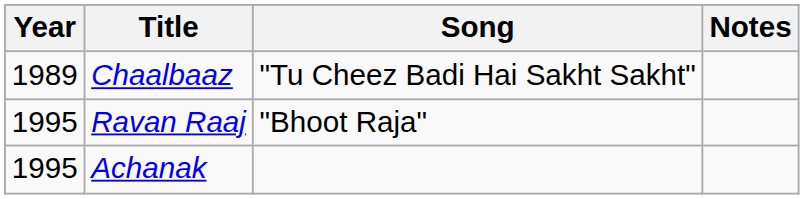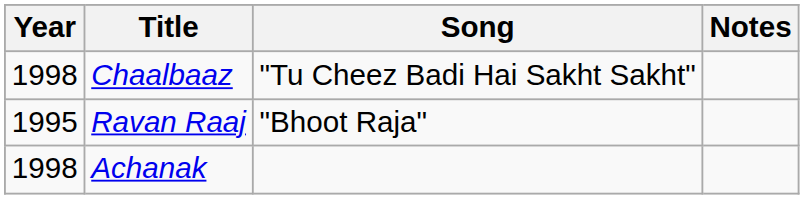(45, 74) 1989 -> (45, 74) 1998
(45, 168) 1995 -> (45, 168) 1998
